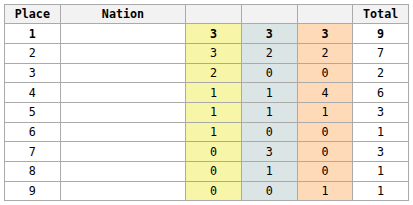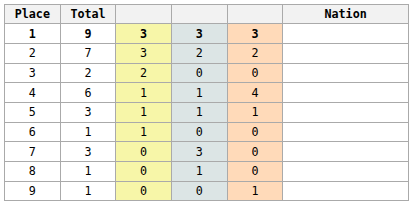columns swapped: (123, 14) <-> (381, 14)
